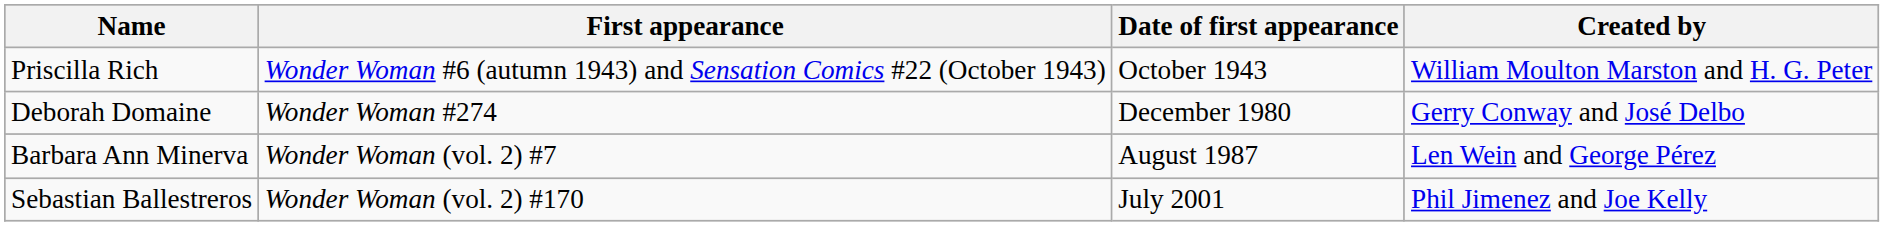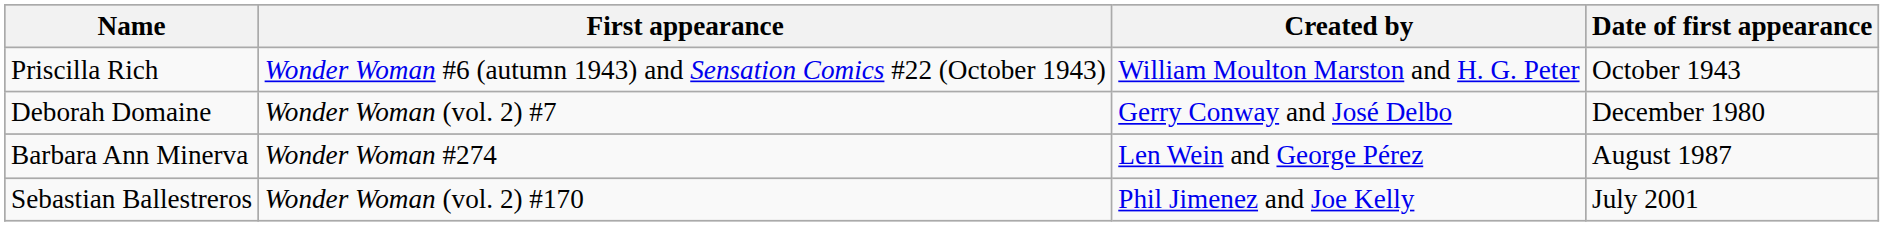columns swapped: (1258, 26) <-> (1642, 26)
(381, 112) Wonder Woman #274 -> (411, 112) Wonder Woman (vol. 2) #7
(411, 155) Wonder Woman (vol. 2) #7 -> (381, 155) Wonder Woman #274
